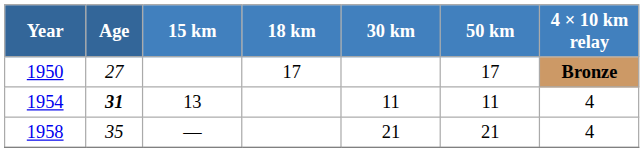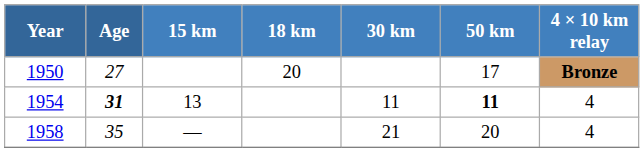(292, 71) 17 -> (292, 71) 20
(490, 102) normal -> (490, 102) bold
(490, 132) 21 -> (490, 132) 20
